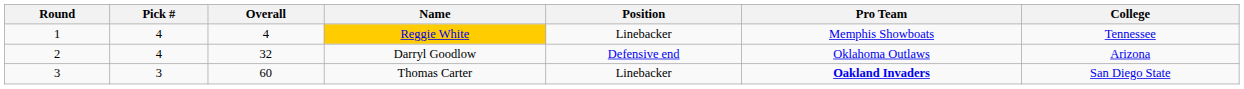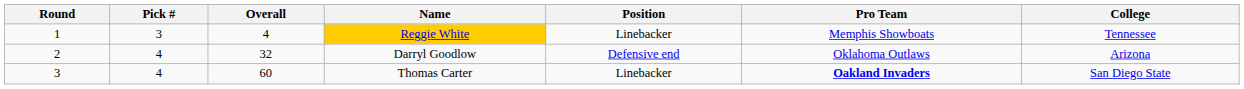(159, 34) 4 -> (159, 34) 3
(159, 73) 3 -> (159, 73) 4
